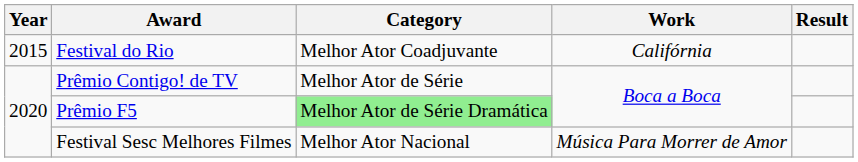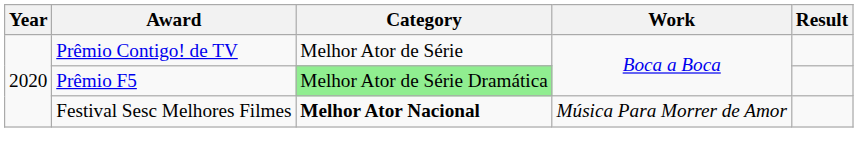- row: (115, 50)
(385, 141) normal -> (390, 111) bold
